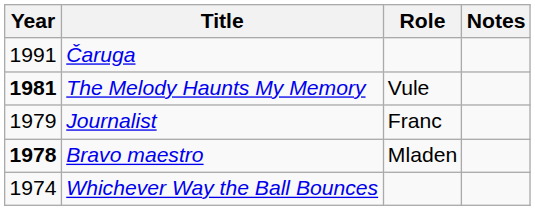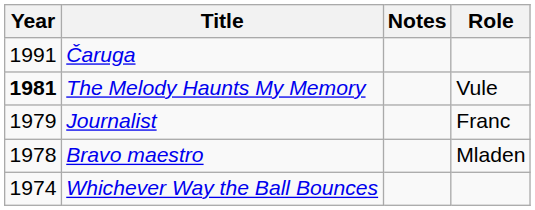columns swapped: (422, 21) <-> (496, 21)
(33, 155) bold -> (33, 155) normal
